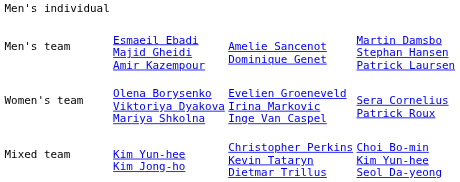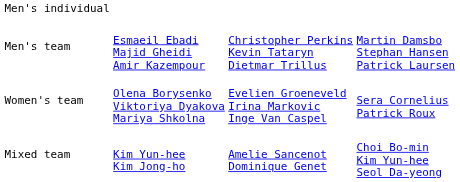(278, 52) Amelie Sancenot Dominique Genet -> (291, 52) Christopher Perkins Kevin Tataryn Dietmar Trillus
(291, 160) Christopher Perkins Kevin Tataryn Dietmar Trillus -> (278, 160) Amelie Sancenot Dominique Genet
